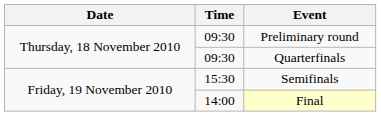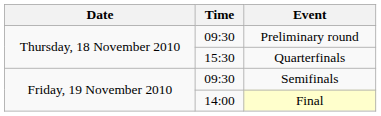(220, 57) 09:30 -> (220, 57) 15:30
(220, 79) 15:30 -> (220, 79) 09:30
